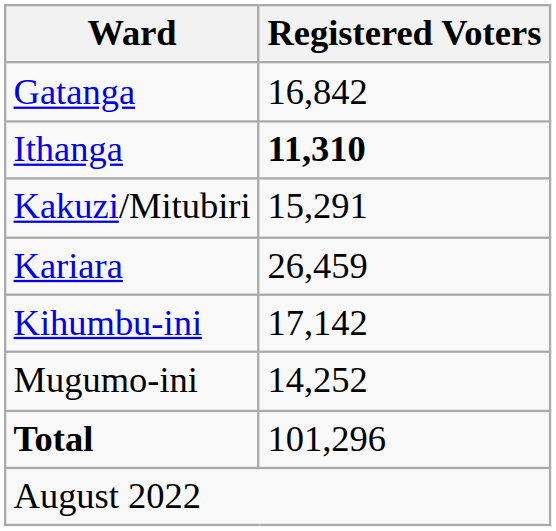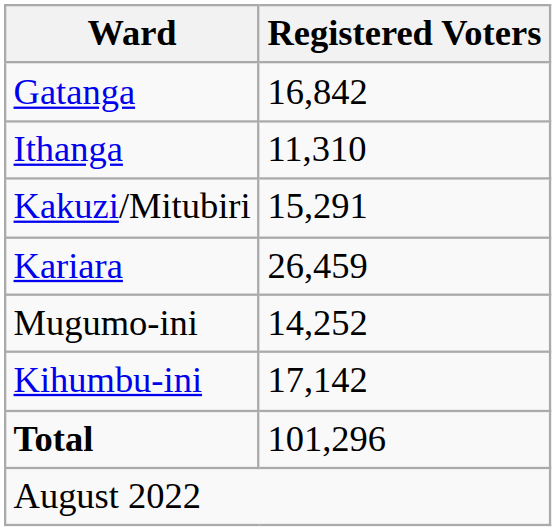(317, 149) bold -> (317, 149) normal
rows swapped: (106, 380) <-> (108, 322)
